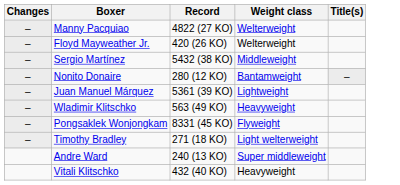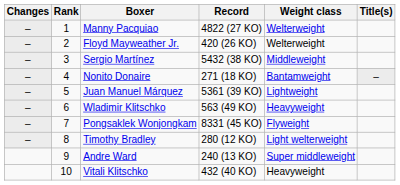+ column: (66, 12)
(200, 76) 280 (12 KO) -> (229, 76) 271 (18 KO)
(200, 140) 271 (18 KO) -> (229, 140) 280 (12 KO)
